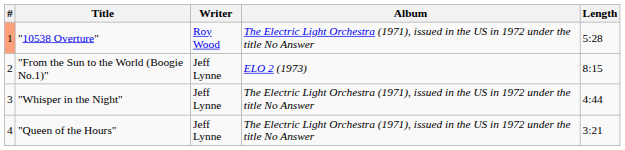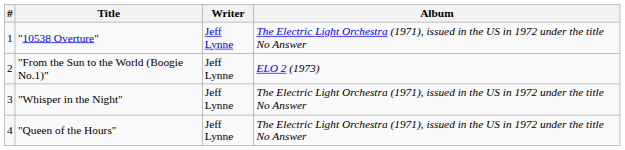- column: (600, 13)
(10, 37) lightsalmon background -> (10, 37) no background
(206, 37) Roy Wood -> (219, 37) Jeff Lynne
